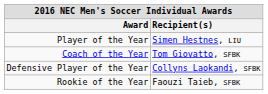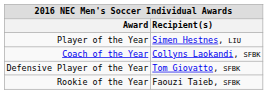(196, 54) Tom Giovatto, SFBK -> (206, 54) Collyns Laokandi, SFBK
(206, 68) Collyns Laokandi, SFBK -> (196, 68) Tom Giovatto, SFBK
